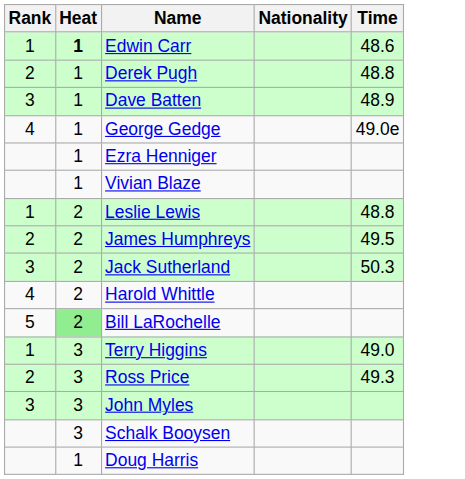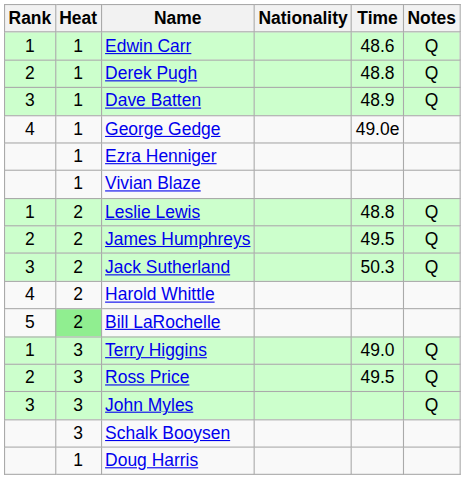+ column: (432, 18)
(78, 45) bold -> (78, 45) normal
(378, 377) 49.3 -> (378, 377) 49.5
